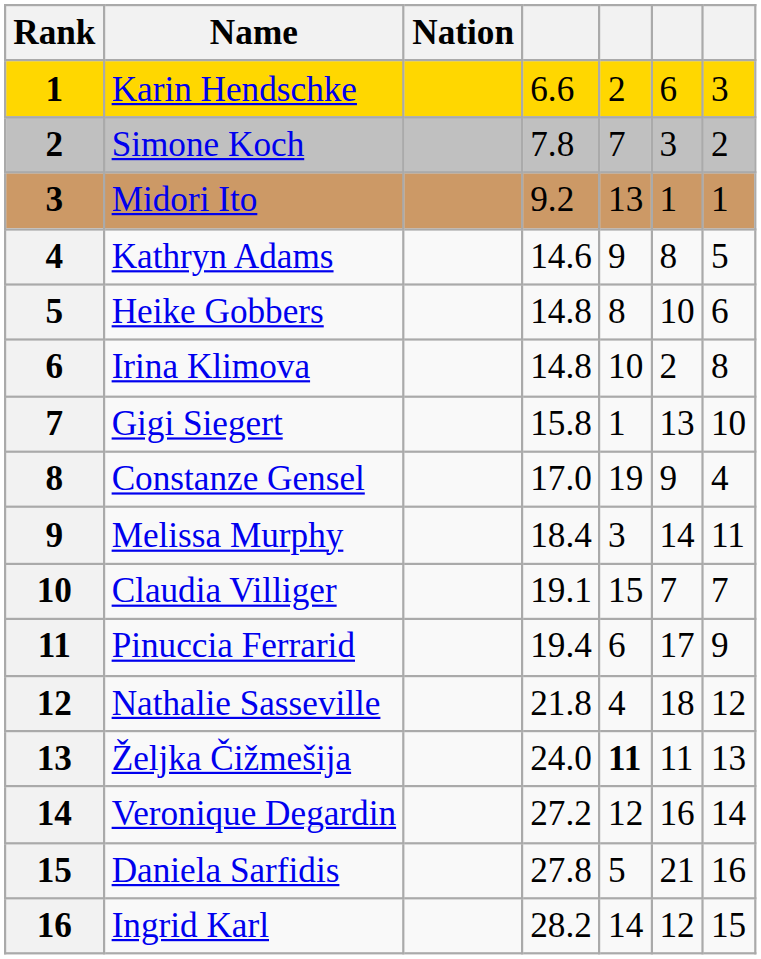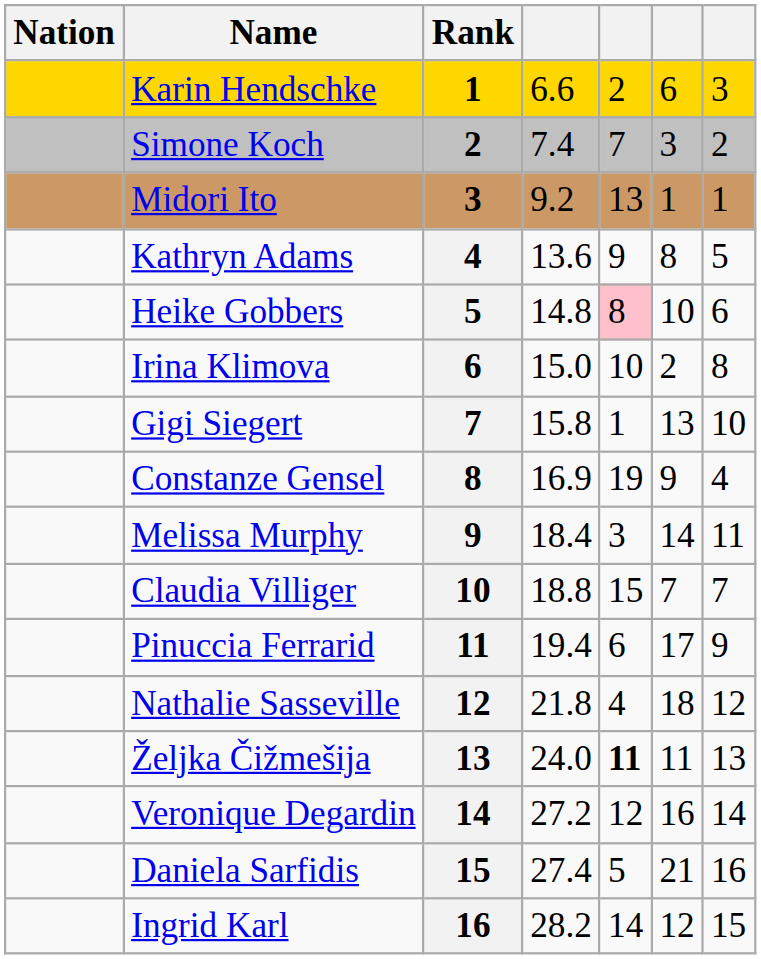columns swapped: (54, 32) <-> (463, 32)
(552, 144) 7.8 -> (552, 144) 7.4
(561, 255) 14.6 -> (561, 255) 13.6
(617, 311) no background -> (617, 311) pink background
(561, 367) 14.8 -> (561, 367) 15.0
(561, 479) 17.0 -> (561, 479) 16.9
(561, 590) 19.1 -> (561, 590) 18.8
(561, 869) 27.8 -> (561, 869) 27.4
